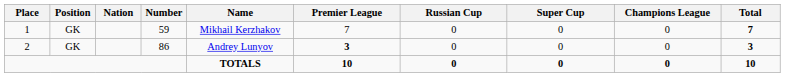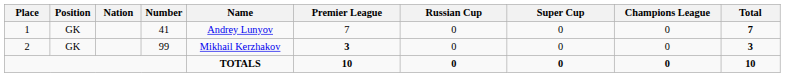(164, 30) 59 -> (164, 30) 41
(240, 30) Mikhail Kerzhakov -> (240, 30) Andrey Lunyov
(164, 47) 86 -> (164, 47) 99
(240, 47) Andrey Lunyov -> (240, 47) Mikhail Kerzhakov
